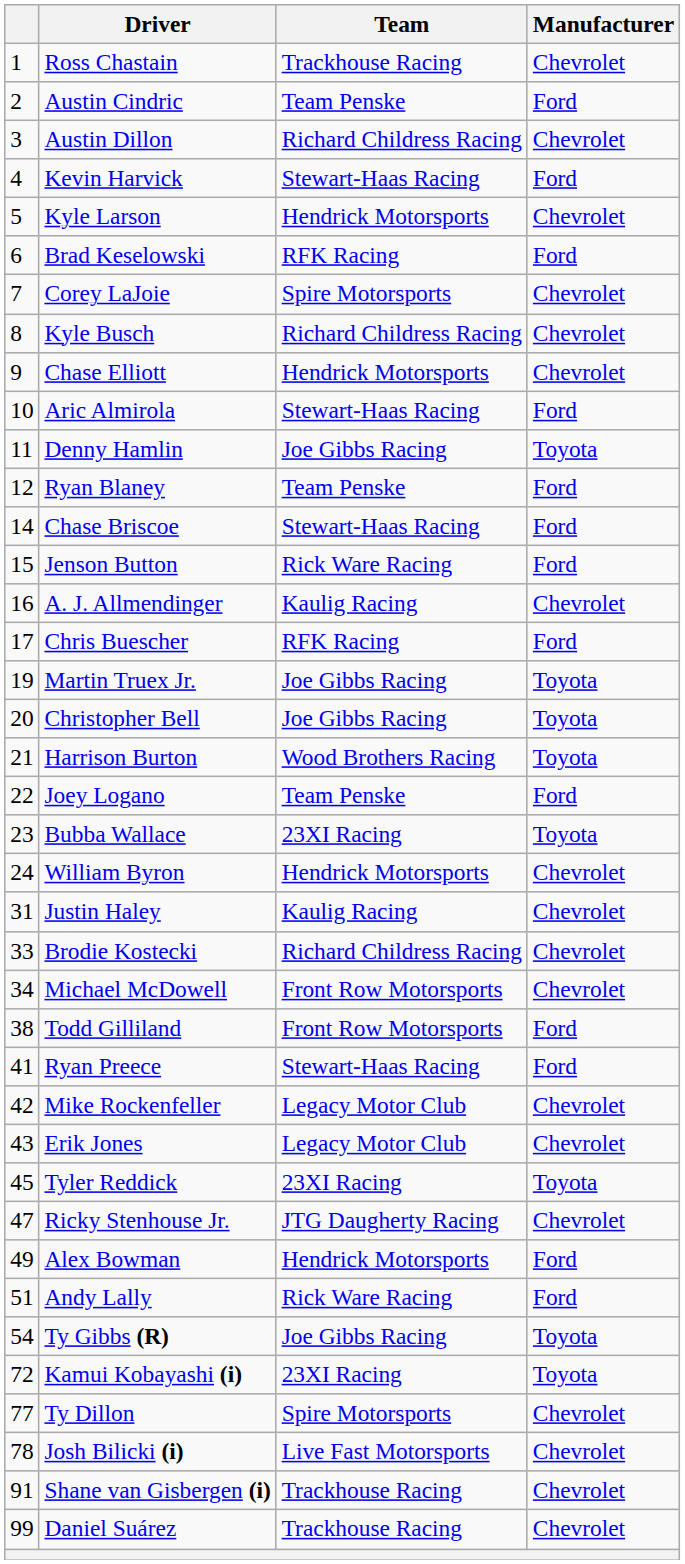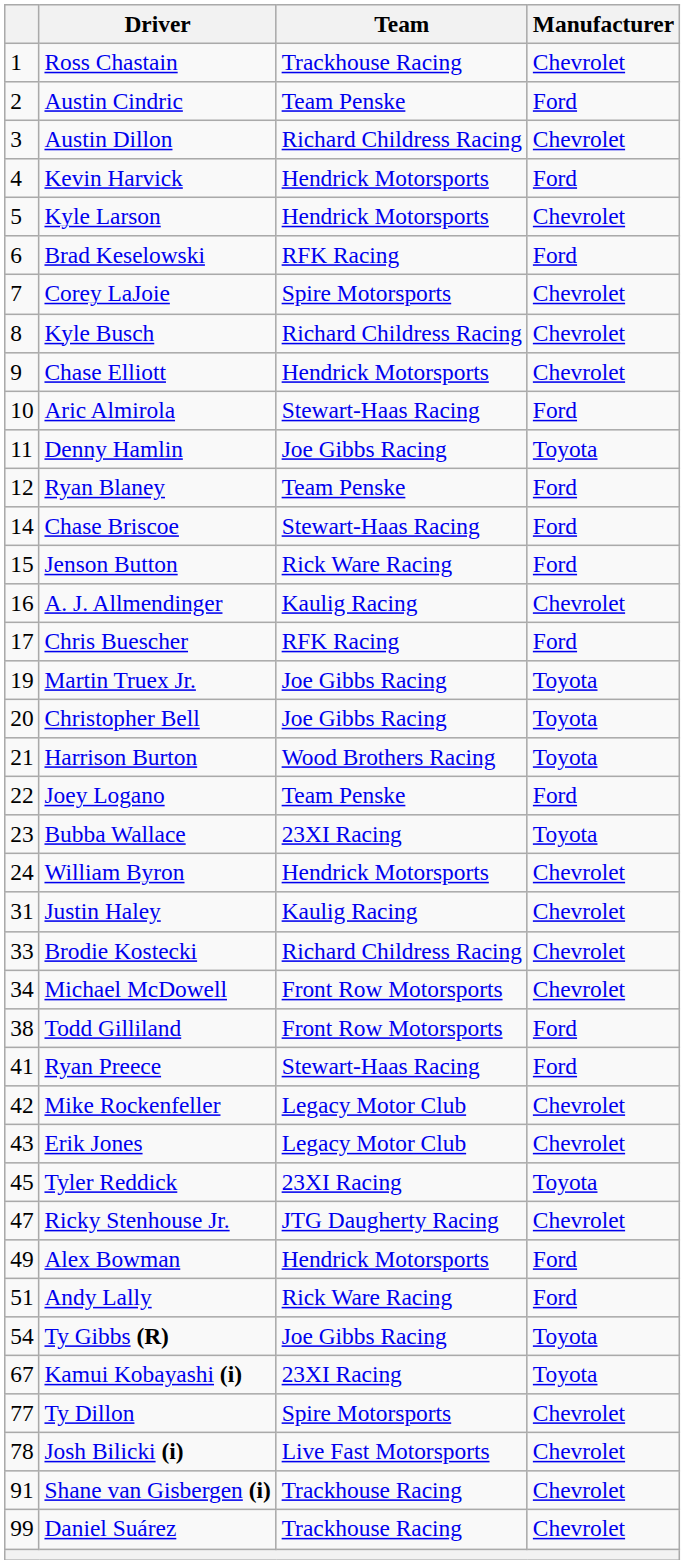(381, 178) Stewart-Haas Racing -> (385, 178) Hendrick Motorsports
(22, 1374) 72 -> (22, 1374) 67
